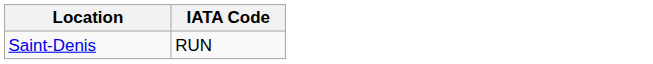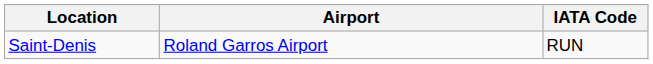+ column: (351, 17)
